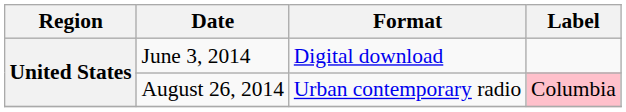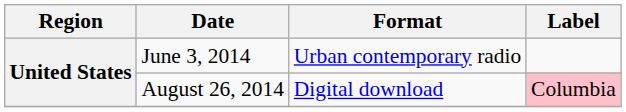(369, 55) Digital download -> (408, 55) Urban contemporary radio
(408, 89) Urban contemporary radio -> (369, 89) Digital download
